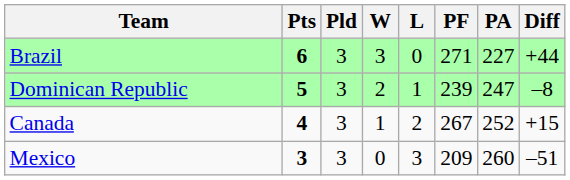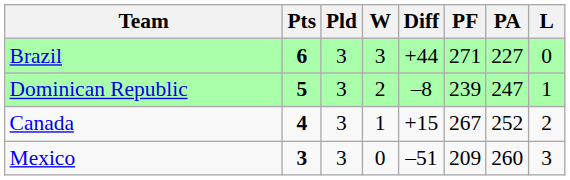columns swapped: (417, 21) <-> (542, 21)
